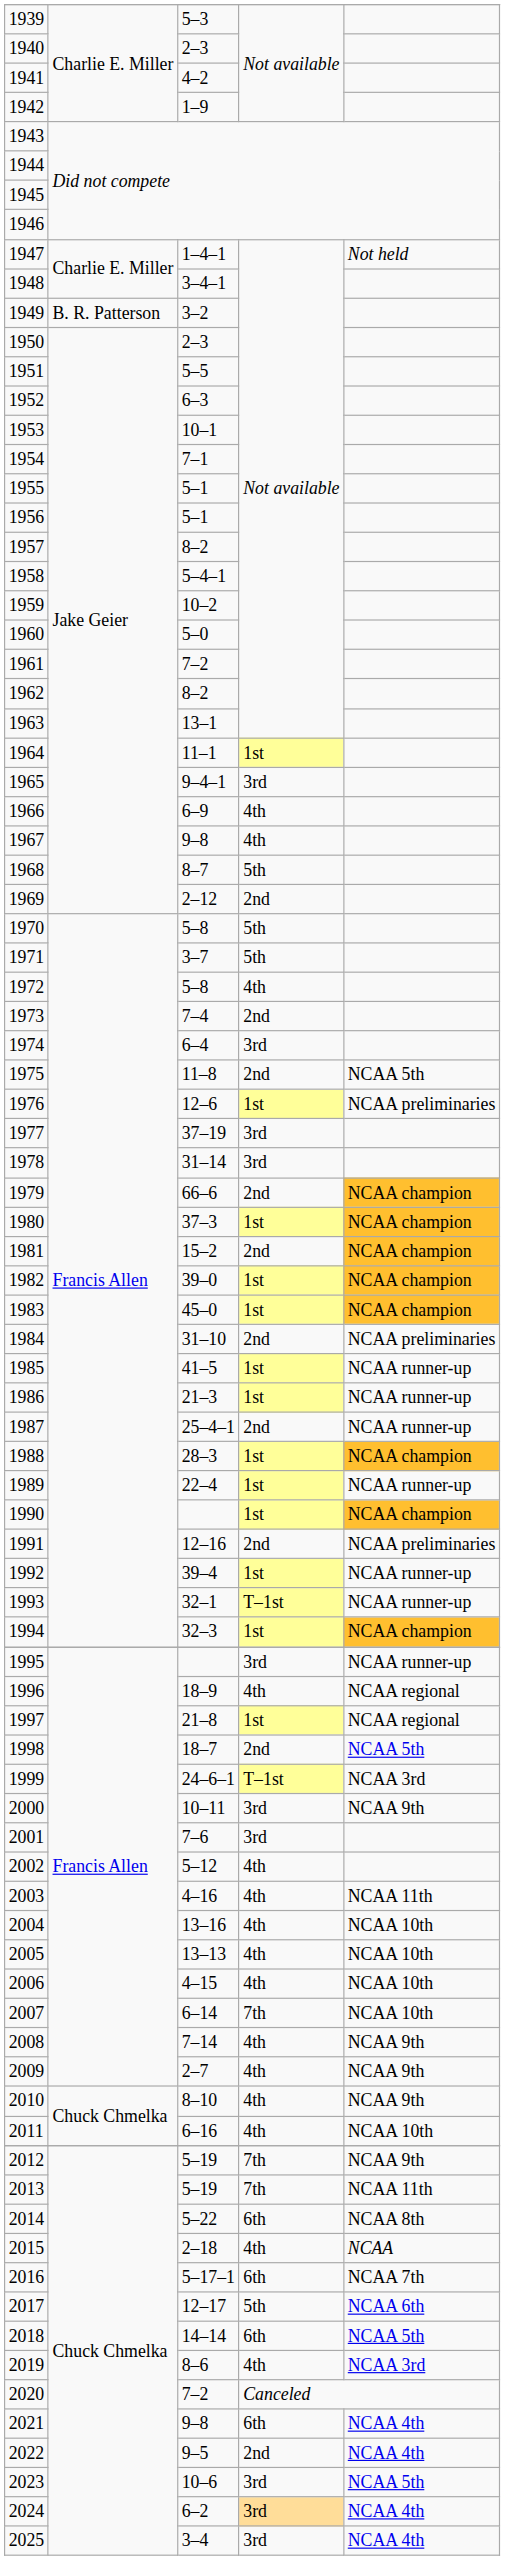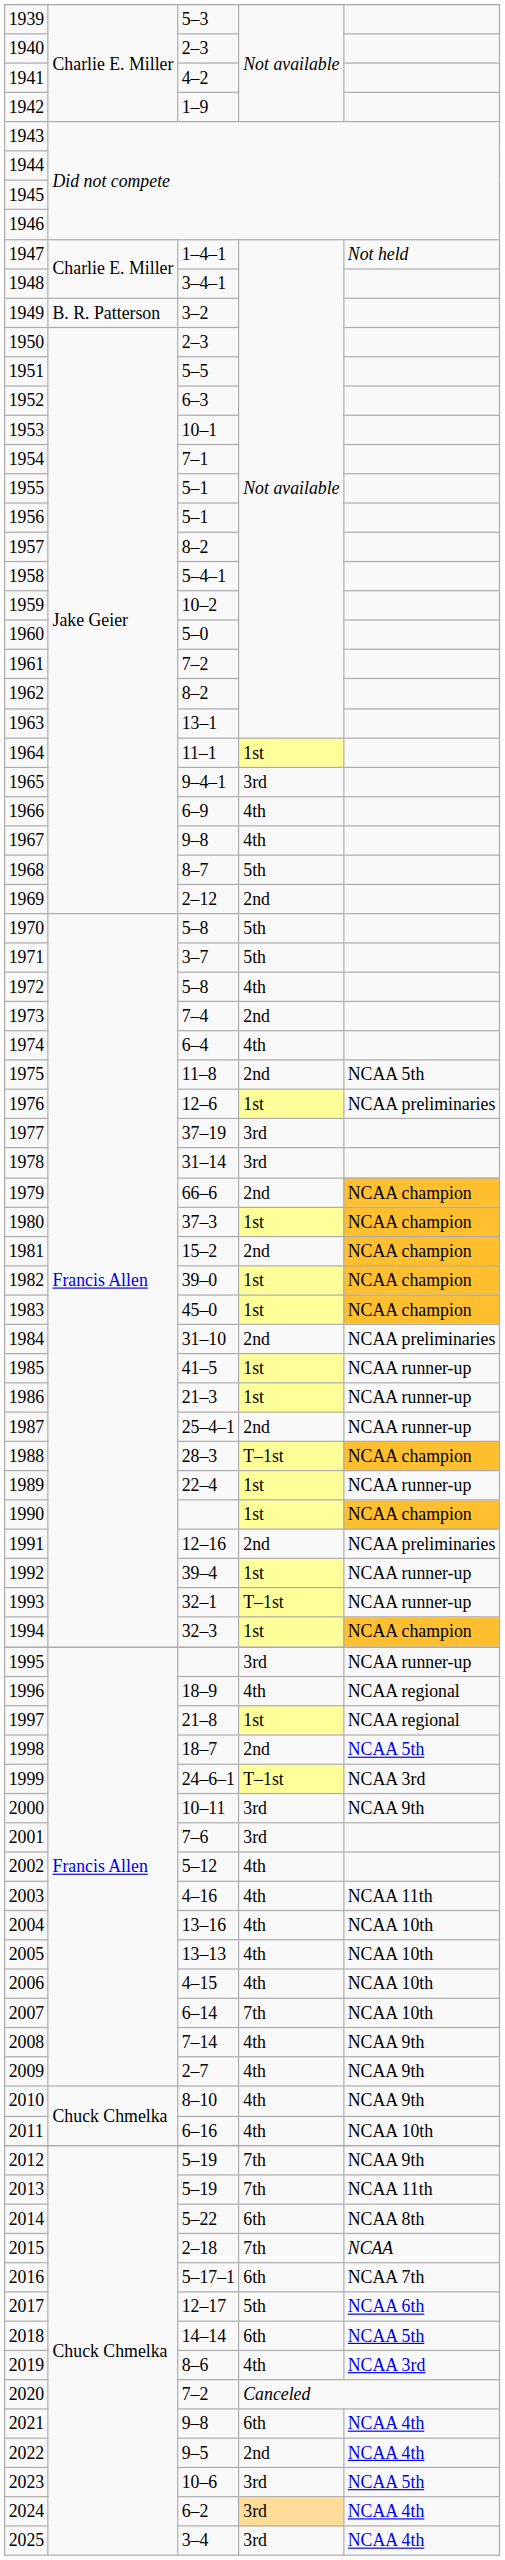(255, 1045) 3rd -> (255, 1045) 4th
(254, 1456) 1st -> (264, 1456) T–1st
(255, 2247) 4th -> (255, 2247) 7th
